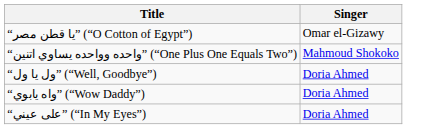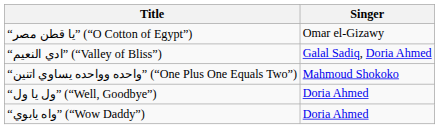+ row: (84, 54)
- row: (77, 114)
